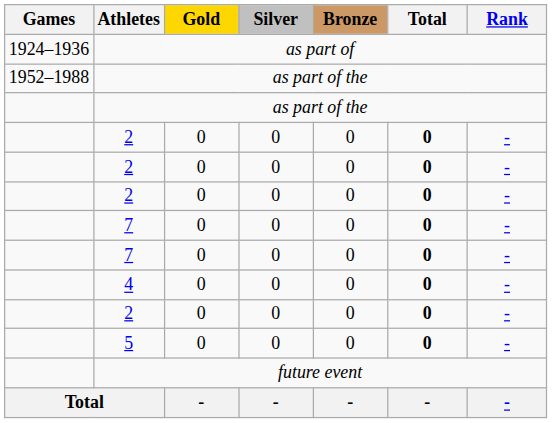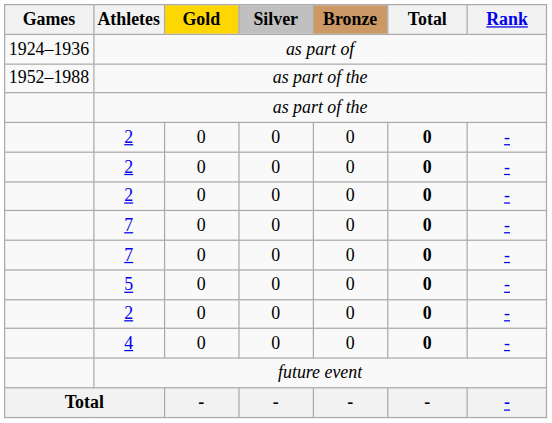rows swapped: (49, 285) <-> (49, 344)
